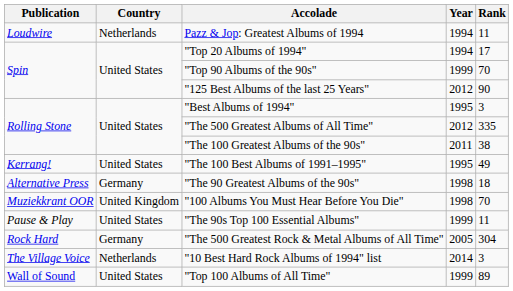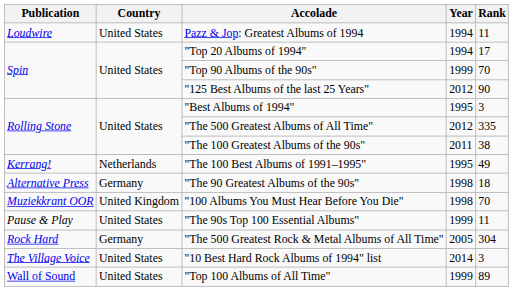(128, 32) Netherlands -> (131, 32) United States
(131, 164) United States -> (128, 164) Netherlands
(128, 257) Netherlands -> (131, 257) United States
